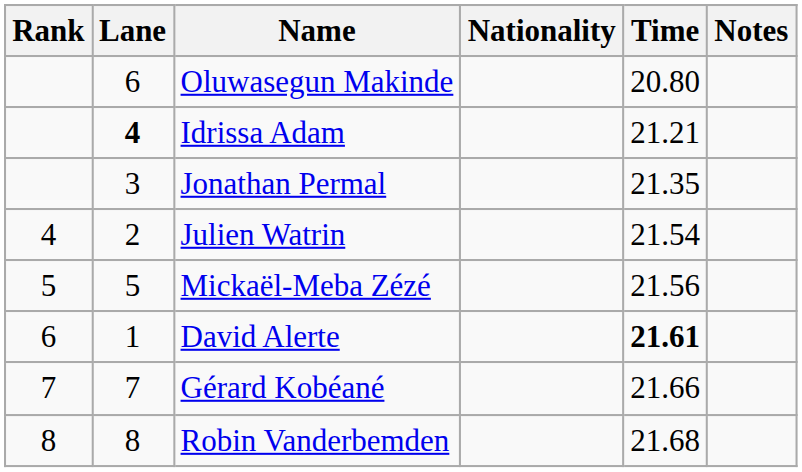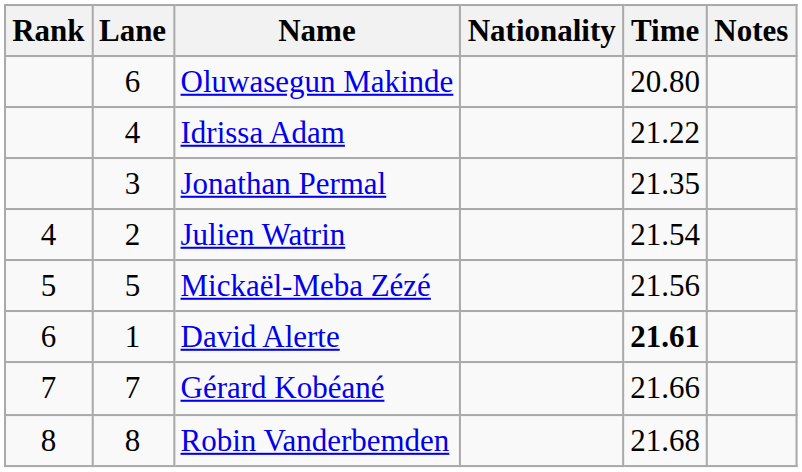(133, 132) bold -> (133, 132) normal
(665, 132) 21.21 -> (665, 132) 21.22
